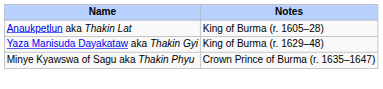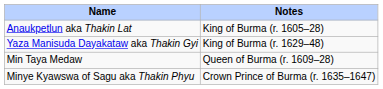+ row: (44, 60)
